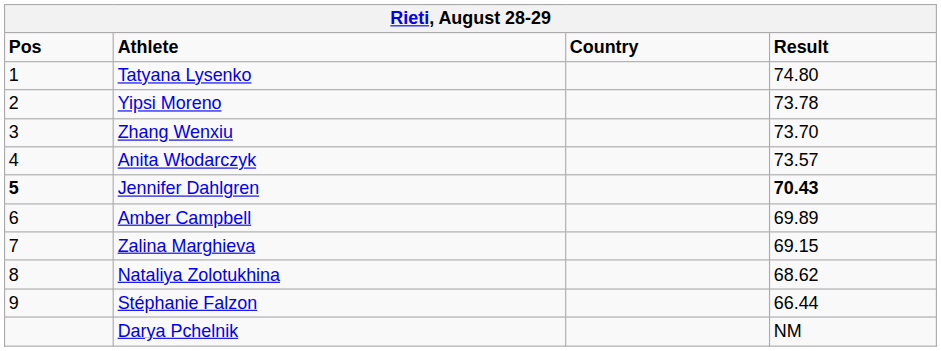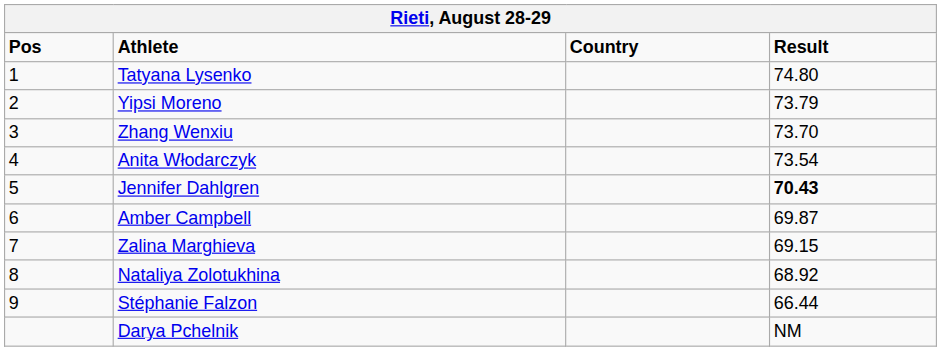(796, 103) 73.78 -> (796, 103) 73.79
(796, 160) 73.57 -> (796, 160) 73.54
(14, 189) bold -> (14, 189) normal
(796, 217) 69.89 -> (796, 217) 69.87
(796, 274) 68.62 -> (796, 274) 68.92
